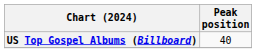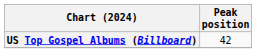(226, 40) 40 -> (226, 40) 42
